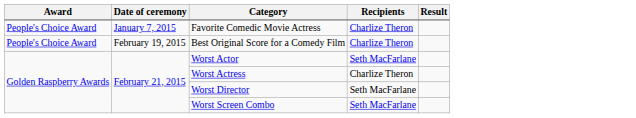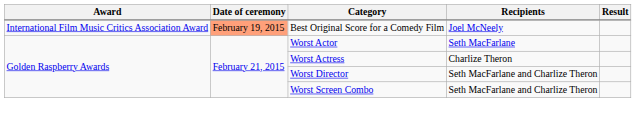- row: (256, 28)
(51, 43) People's Choice Award -> (107, 28) International Film Music Critics Association Award
(150, 43) no background -> (249, 28) lightsalmon background
(381, 43) Charlize Theron -> (476, 28) Joel McNeely
(383, 89) Seth MacFarlane -> (523, 74) Seth MacFarlane and Charlize Theron
(383, 105) Seth MacFarlane -> (523, 89) Seth MacFarlane and Charlize Theron
